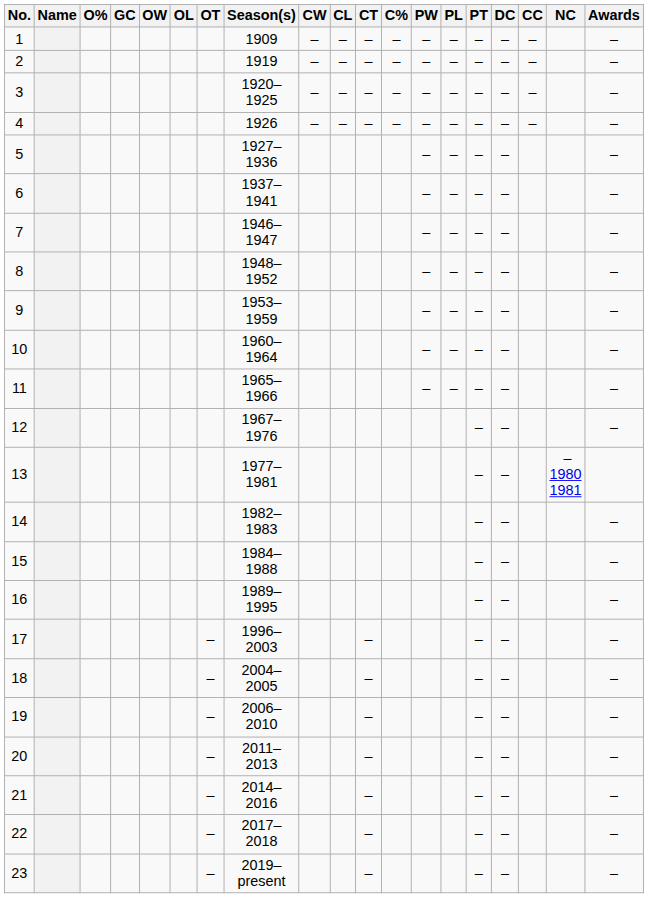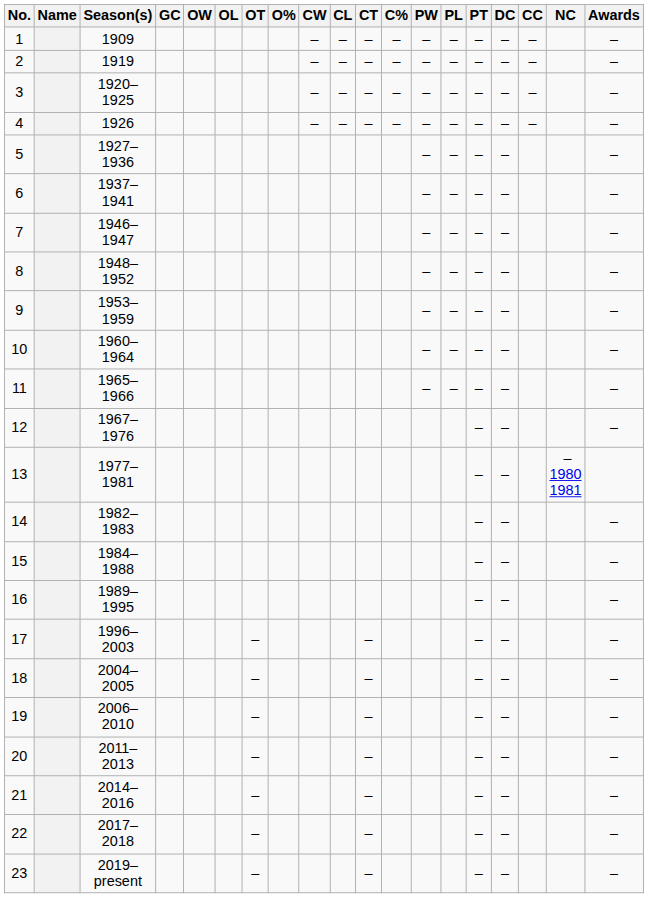columns swapped: (261, 15) <-> (95, 15)
